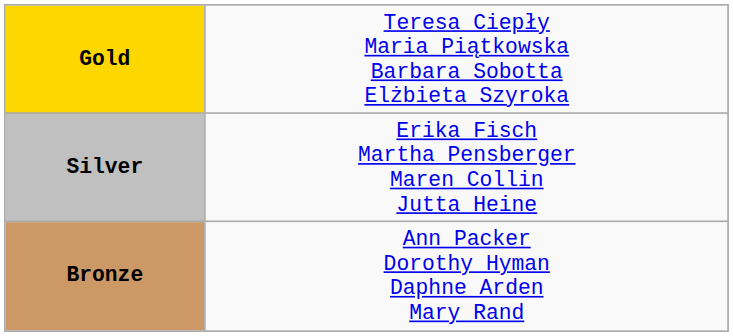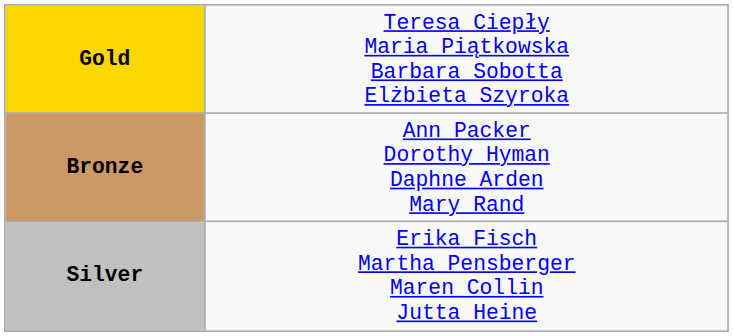rows swapped: (105, 168) <-> (105, 276)
